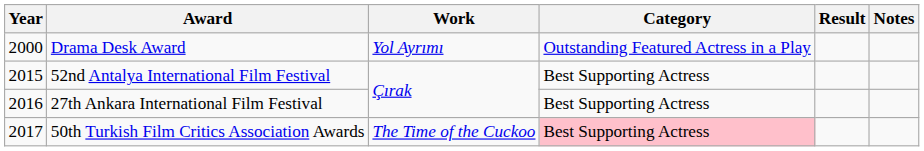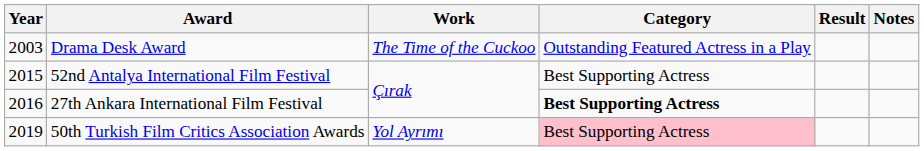(26, 47) 2000 -> (26, 47) 2003
(408, 47) Yol Ayrımı -> (454, 47) The Time of the Cuckoo
(626, 103) normal -> (631, 103) bold
(26, 132) 2017 -> (26, 132) 2019
(454, 132) The Time of the Cuckoo -> (408, 132) Yol Ayrımı
